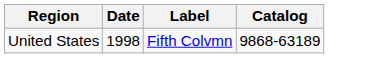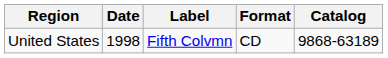+ column: (265, 16)
